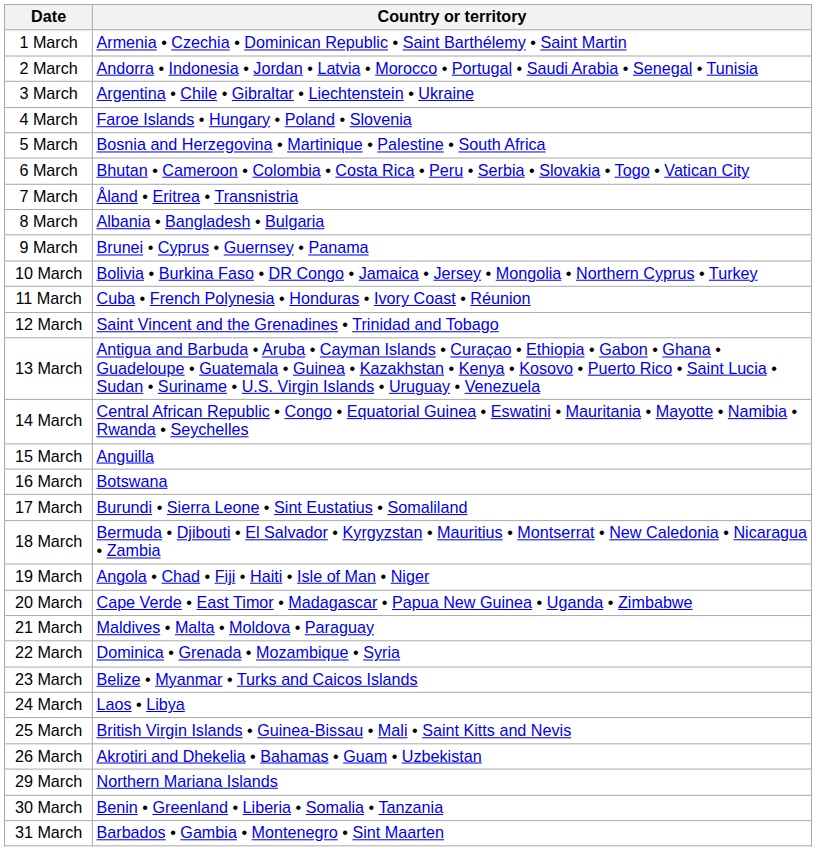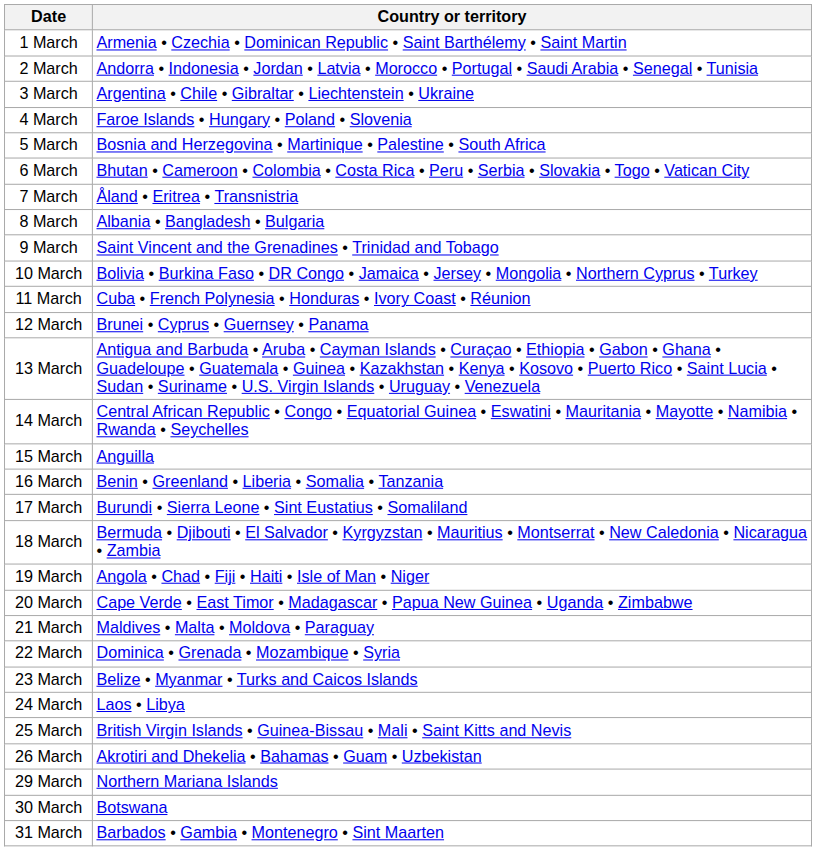(233, 247) Brunei • Cyprus • Guernsey • Panama -> (298, 247) Saint Vincent and the Grenadines • Trinidad and Tobago
(298, 324) Saint Vincent and the Grenadines • Trinidad and Tobago -> (233, 324) Brunei • Cyprus • Guernsey • Panama
(132, 481) Botswana -> (270, 481) Benin • Greenland • Liberia • Somalia • Tanzania
(270, 807) Benin • Greenland • Liberia • Somalia • Tanzania -> (132, 807) Botswana
